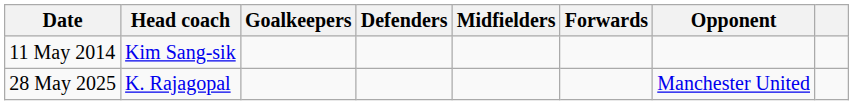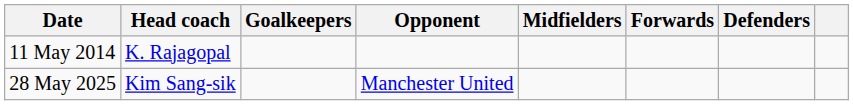columns swapped: (404, 20) <-> (734, 20)
(180, 52) Kim Sang-sik -> (178, 52) K. Rajagopal
(178, 83) K. Rajagopal -> (180, 83) Kim Sang-sik
